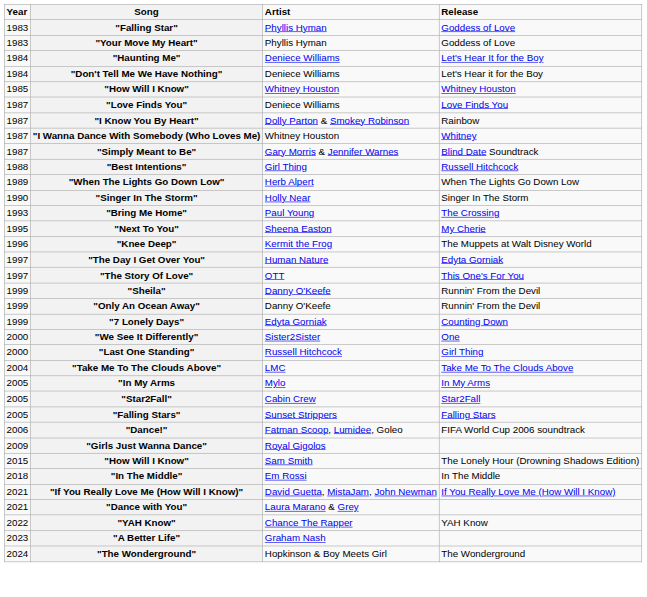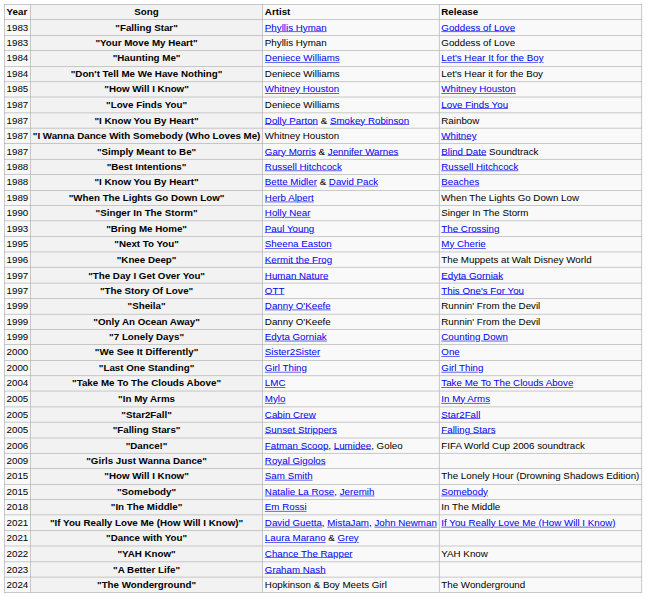(286, 167) Girl Thing -> (303, 167) Russell Hitchcock
+ row: (147, 182)
(303, 352) Russell Hitchcock -> (286, 368) Girl Thing
+ row: (147, 492)
